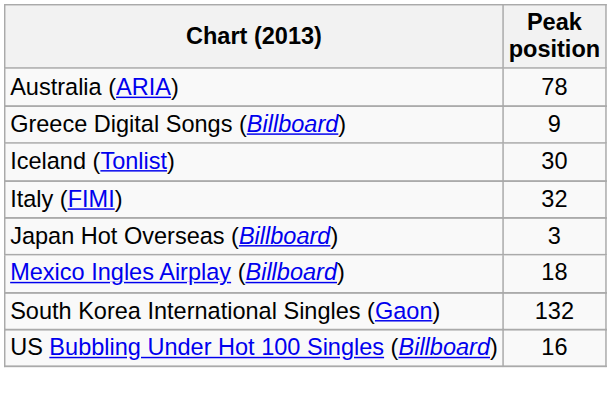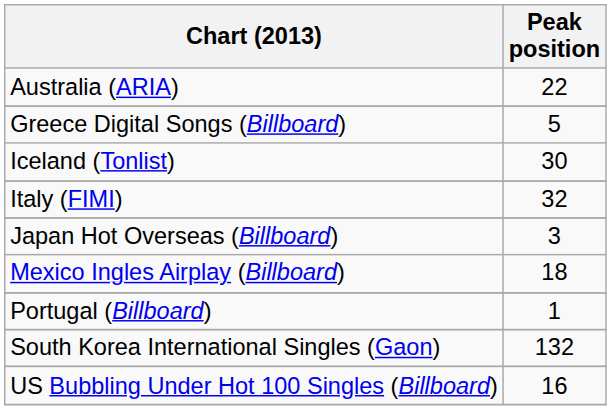(554, 86) 78 -> (554, 86) 22
(554, 124) 9 -> (554, 124) 5
+ row: (111, 310)
